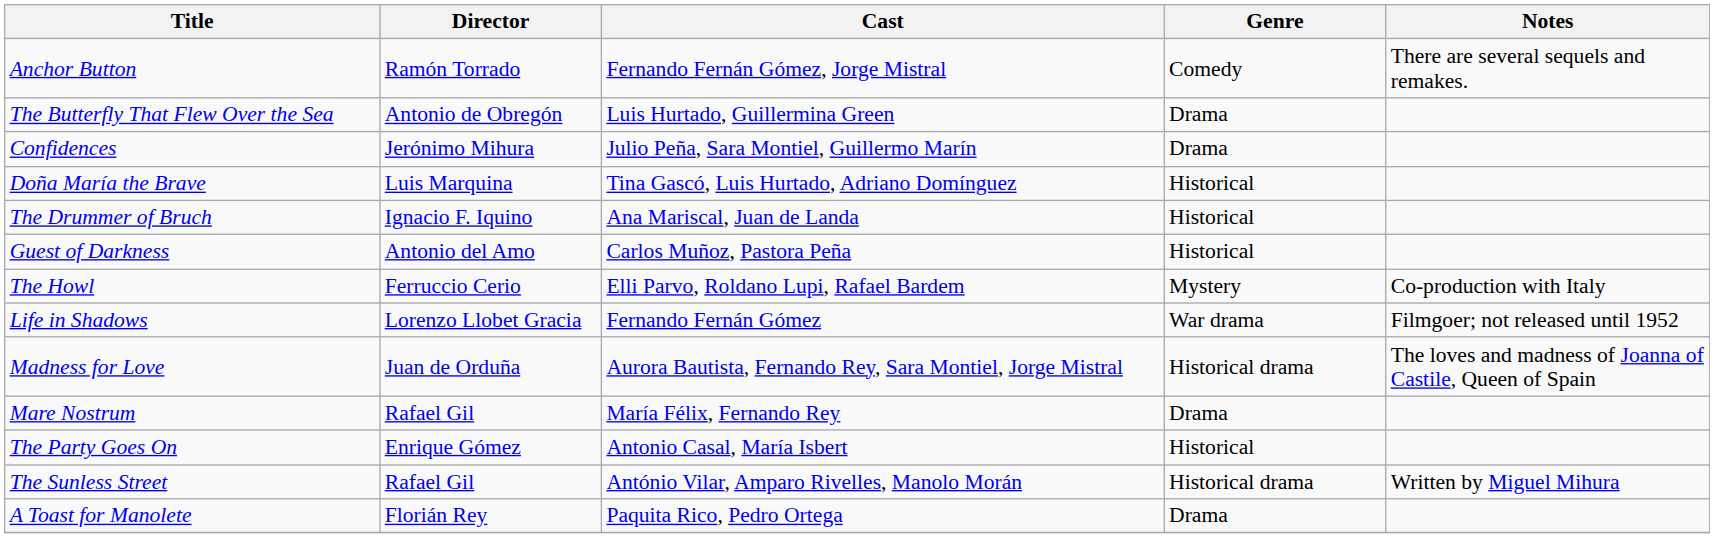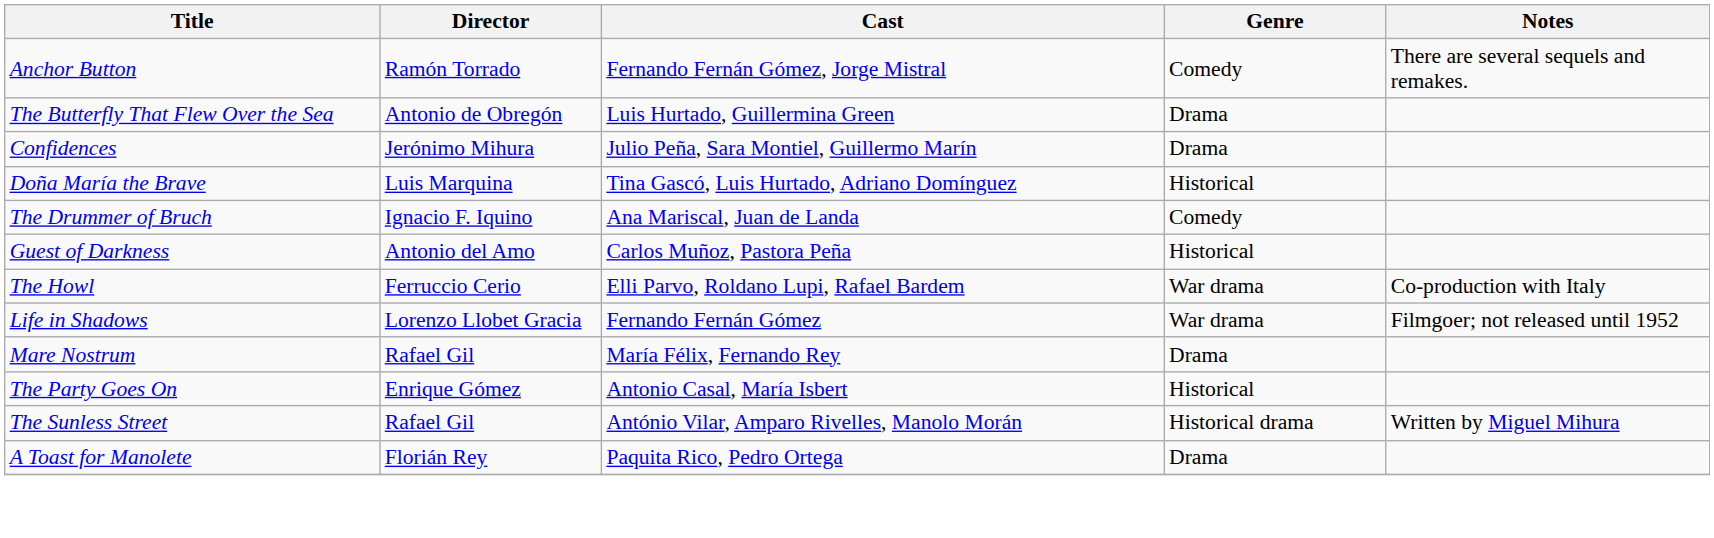(1212, 217) Historical -> (1206, 217) Comedy
(1205, 285) Mystery -> (1216, 285) War drama
- row: (87, 366)
